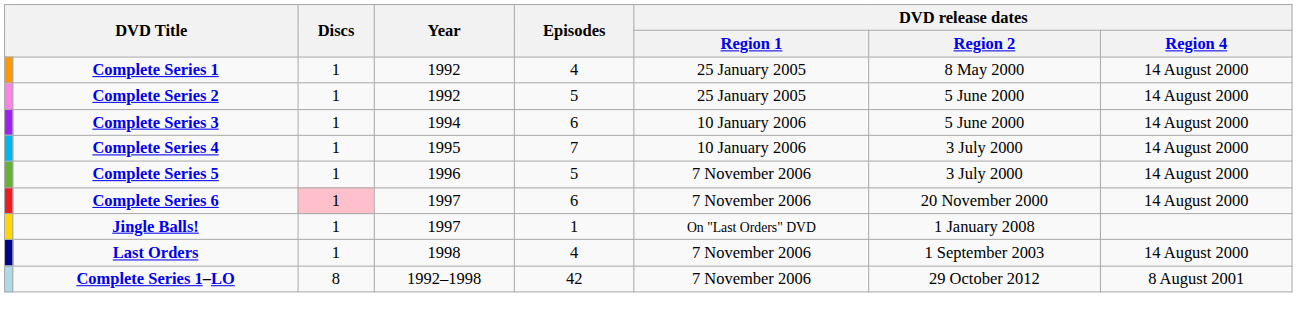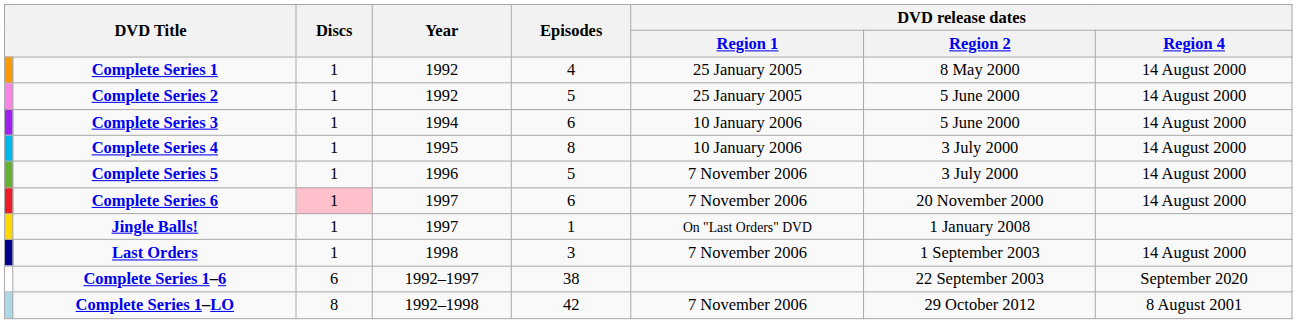(574, 148) 7 -> (571, 148) 8
(574, 252) 4 -> (571, 252) 3
+ row: (155, 278)
